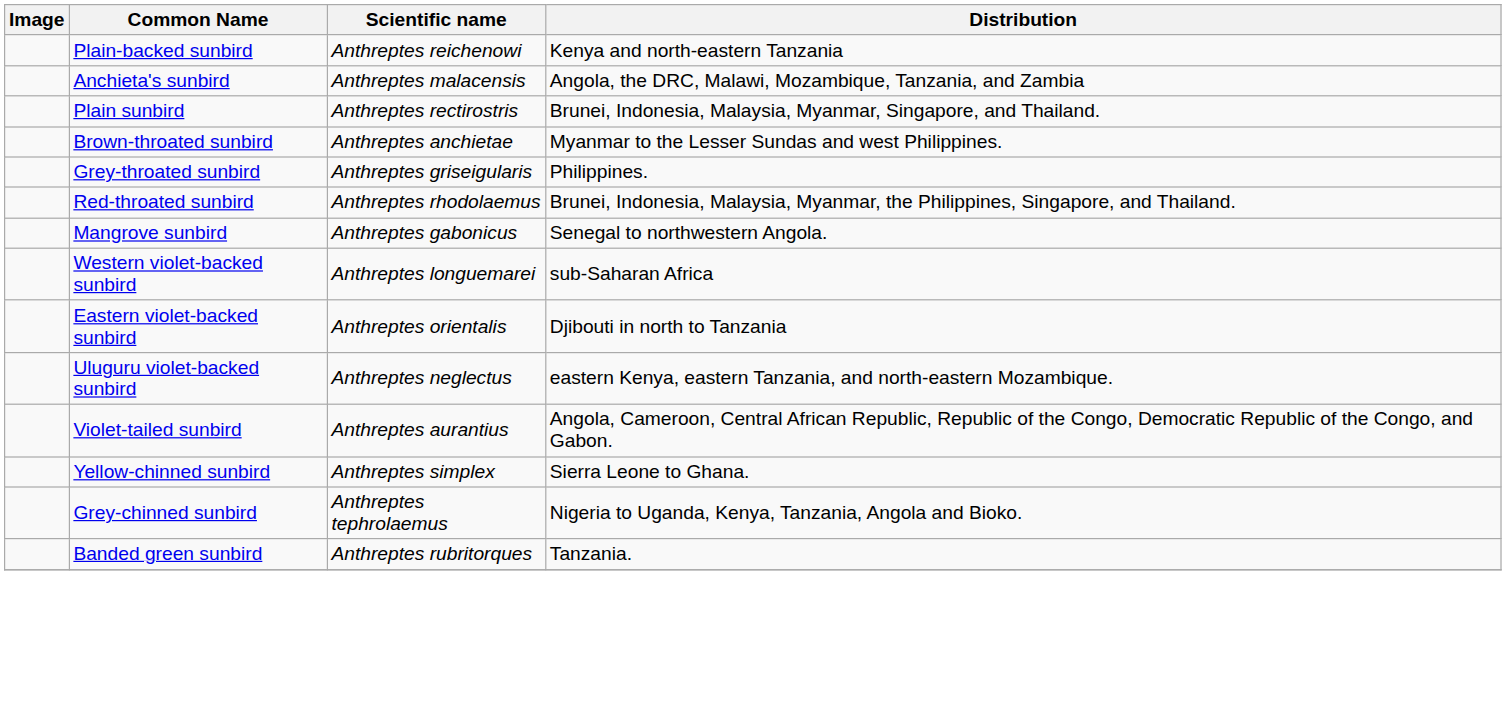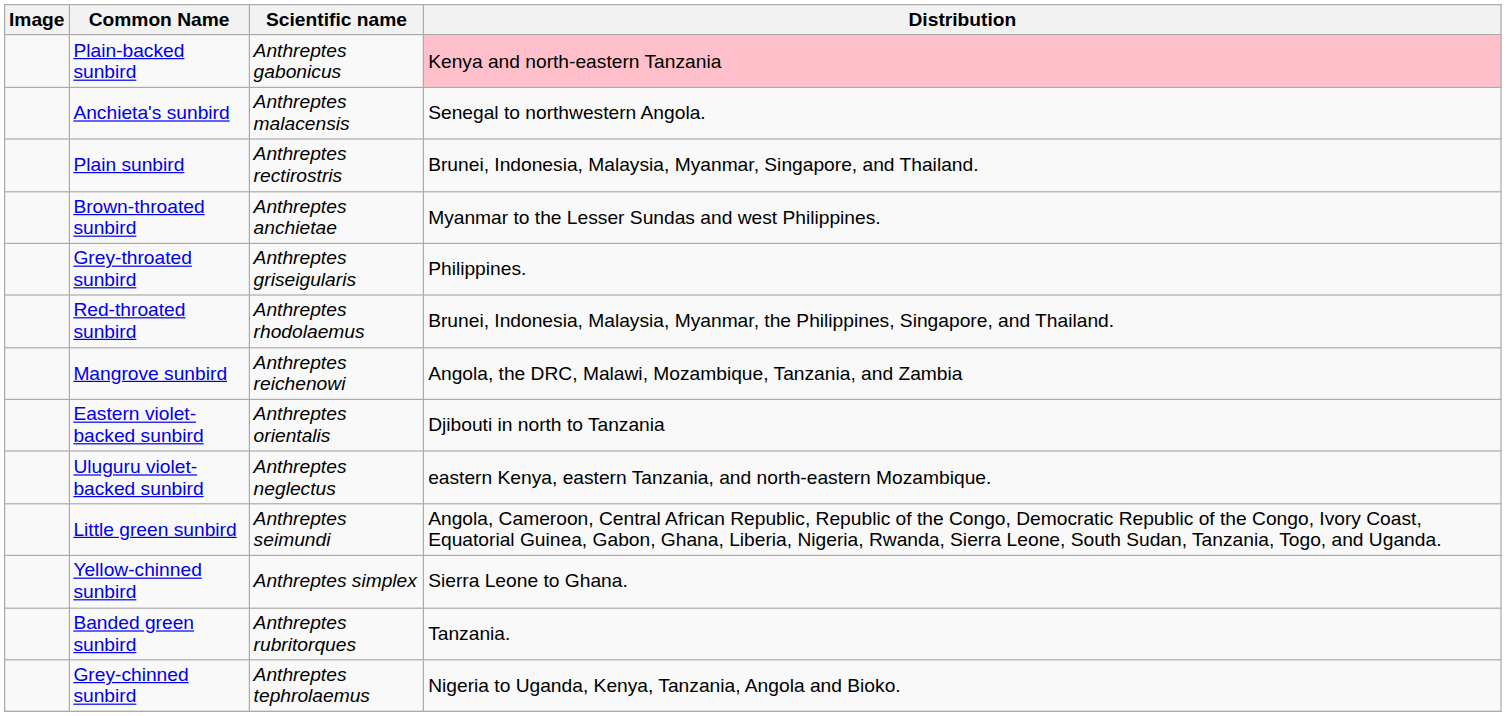(426, 50) Anthreptes reichenowi -> (300, 60) Anthreptes gabonicus
(696, 50) no background -> (575, 60) pink background
(817, 80) Angola, the DRC, Malawi, Mozambique, Tanzania, and Zambia -> (567, 113) Senegal to northwestern Angola.
(424, 232) Anthreptes gabonicus -> (300, 373) Anthreptes reichenowi
(689, 232) Senegal to northwestern Angola. -> (695, 373) Angola, the DRC, Malawi, Mozambique, Tanzania, and Zambia
- row: (168, 274)
- row: (158, 430)
+ row: (155, 529)
rows swapped: (165, 512) <-> (168, 554)
